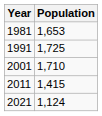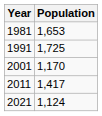(51, 66) 1,710 -> (51, 66) 1,170
(51, 84) 1,415 -> (51, 84) 1,417
